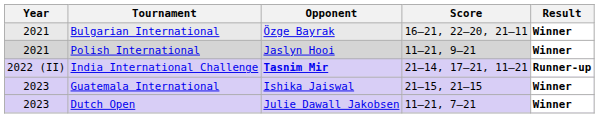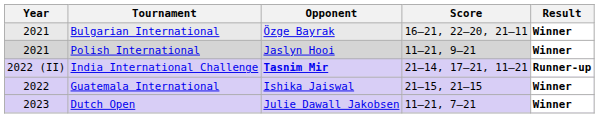(36, 86) 2023 -> (36, 86) 2022
